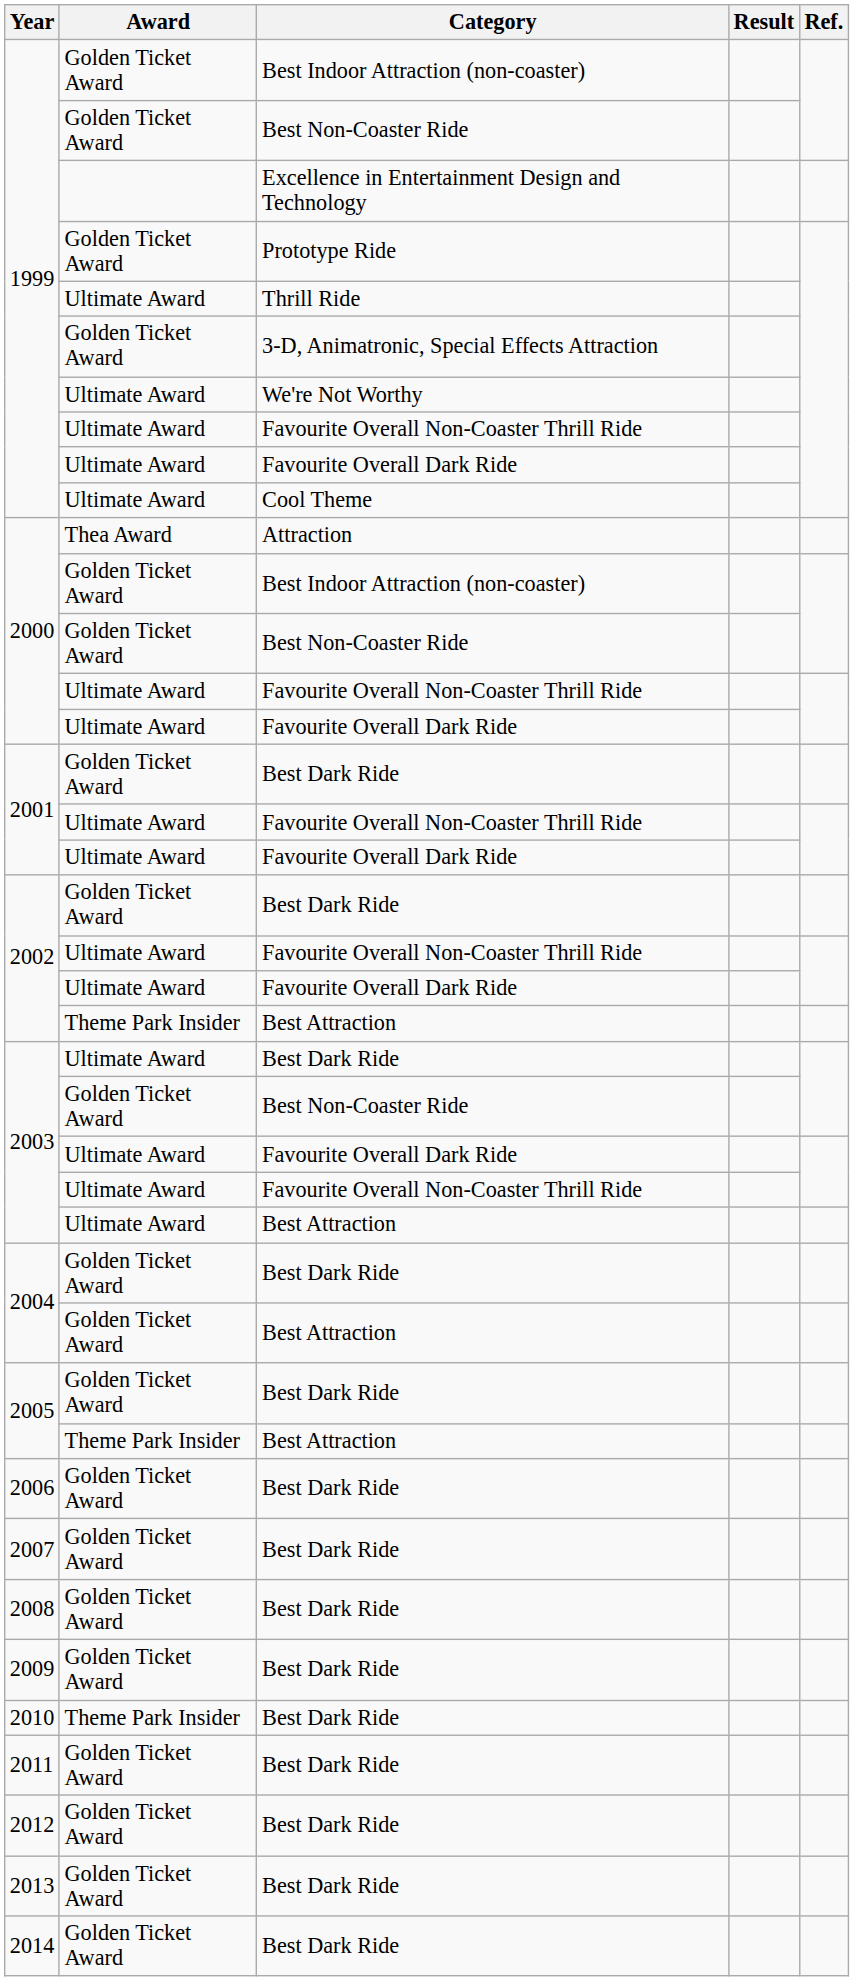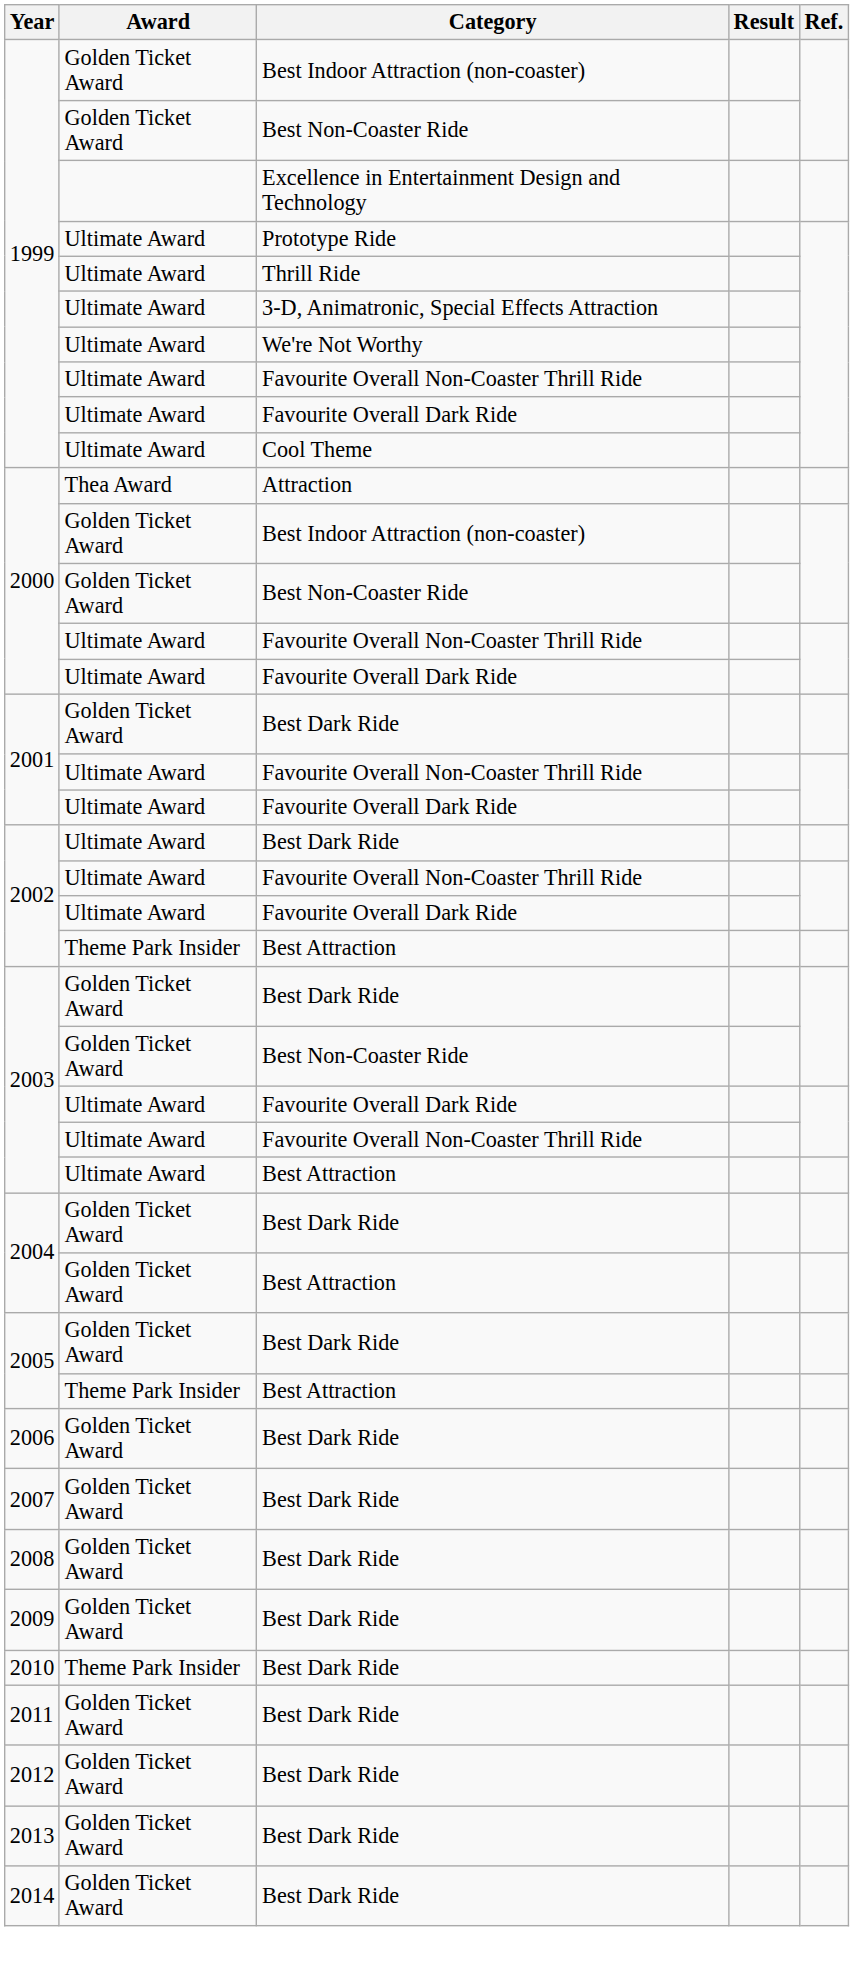(128, 250) Golden Ticket Award -> (135, 238) Ultimate Award
(128, 346) Golden Ticket Award -> (135, 308) Ultimate Award
(128, 904) Golden Ticket Award -> (135, 842) Ultimate Award
(135, 1058) Ultimate Award -> (128, 996) Golden Ticket Award
